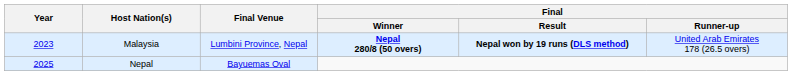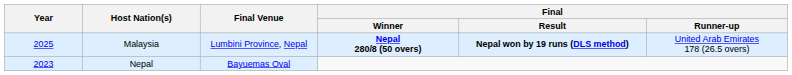(43, 45) 2023 -> (43, 45) 2025
(43, 64) 2025 -> (43, 64) 2023
